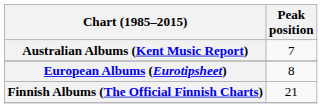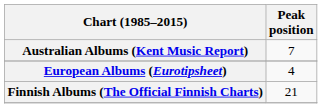(291, 71) 8 -> (291, 71) 4
